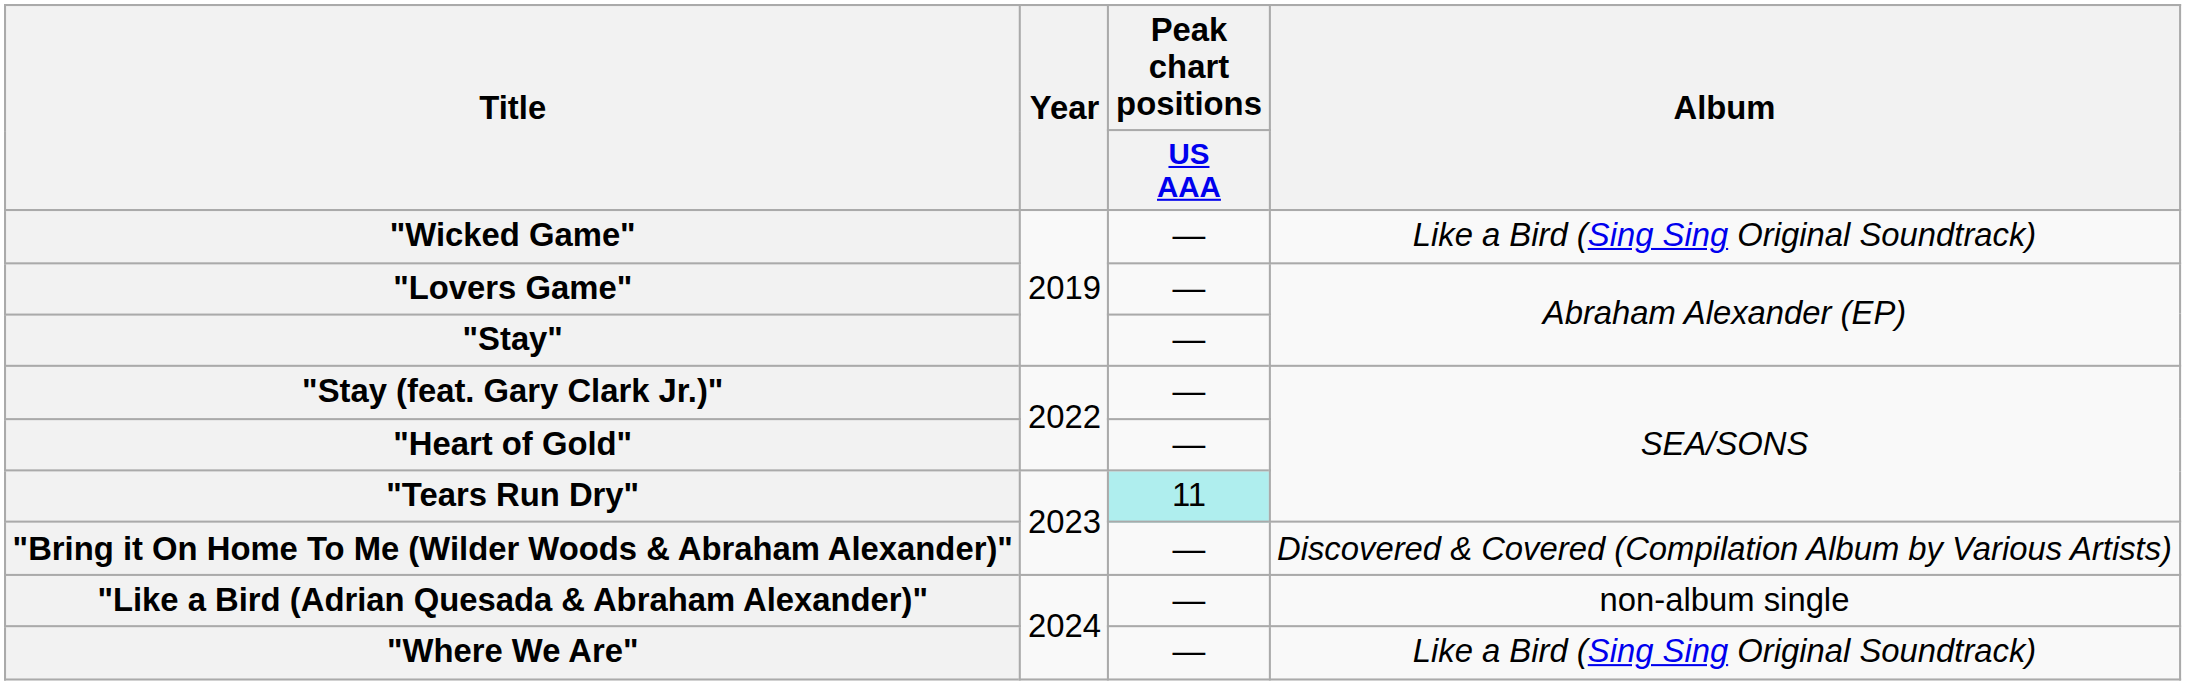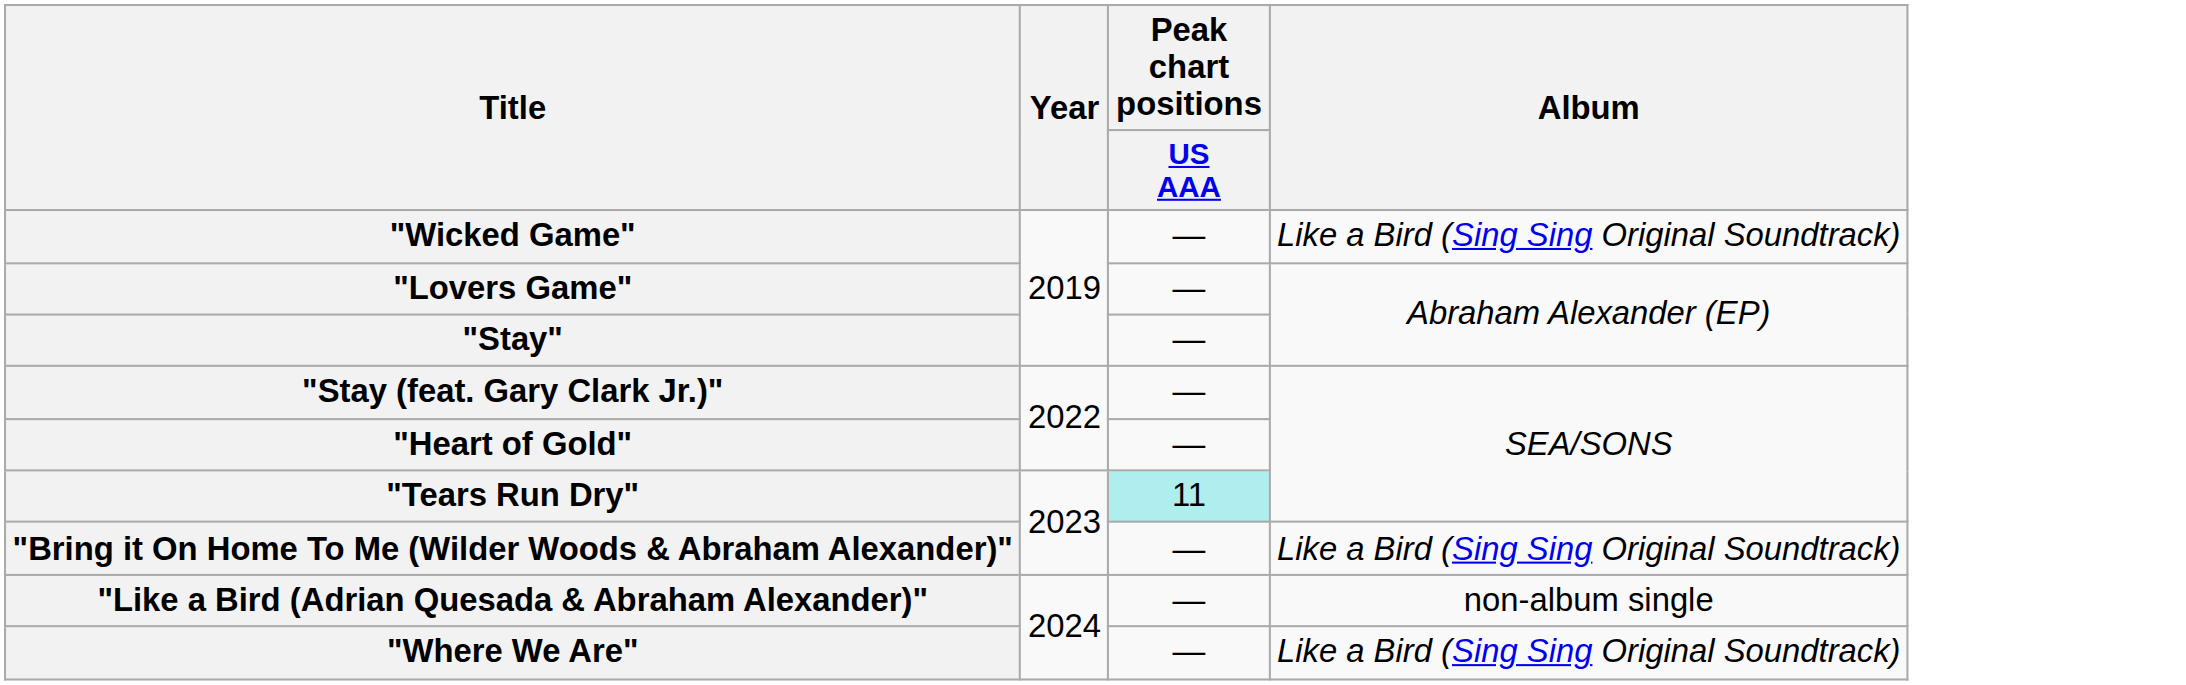(1725, 547) Discovered & Covered (Compilation Album by Various Artists) -> (1589, 547) Like a Bird (Sing Sing Original Soundtrack)
